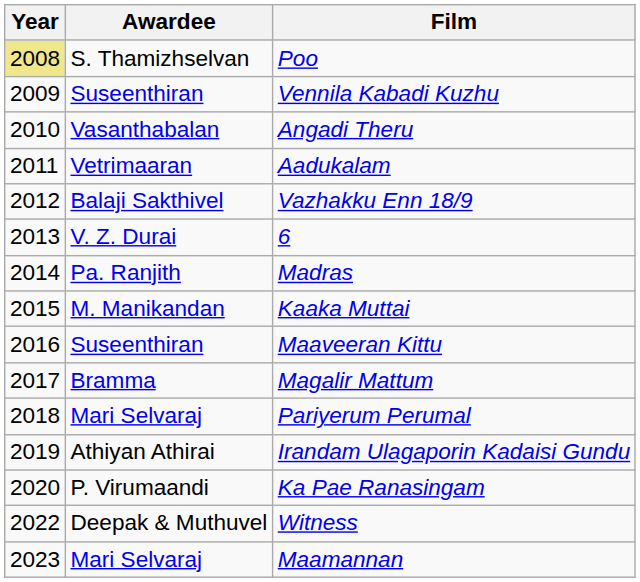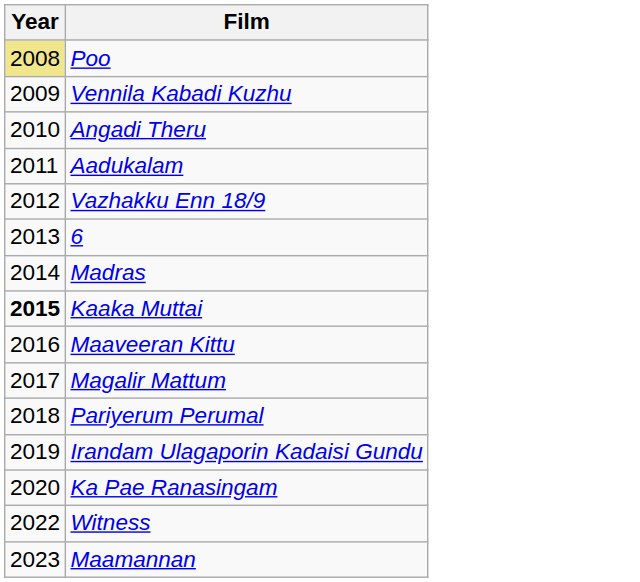- column: (169, 22)
(35, 308) normal -> (35, 308) bold
